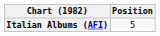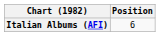(132, 25) 5 -> (132, 25) 6
